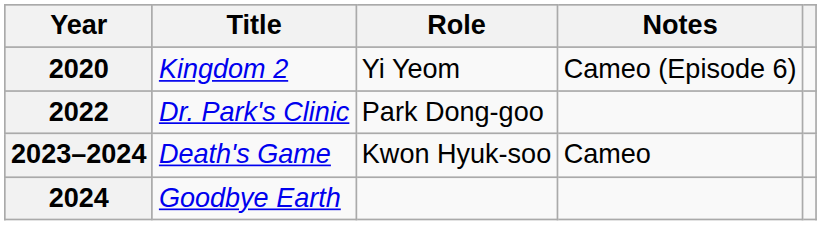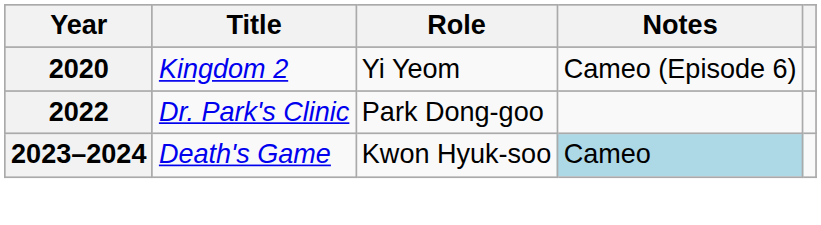(607, 154) no background -> (607, 154) lightblue background
- row: (79, 197)
